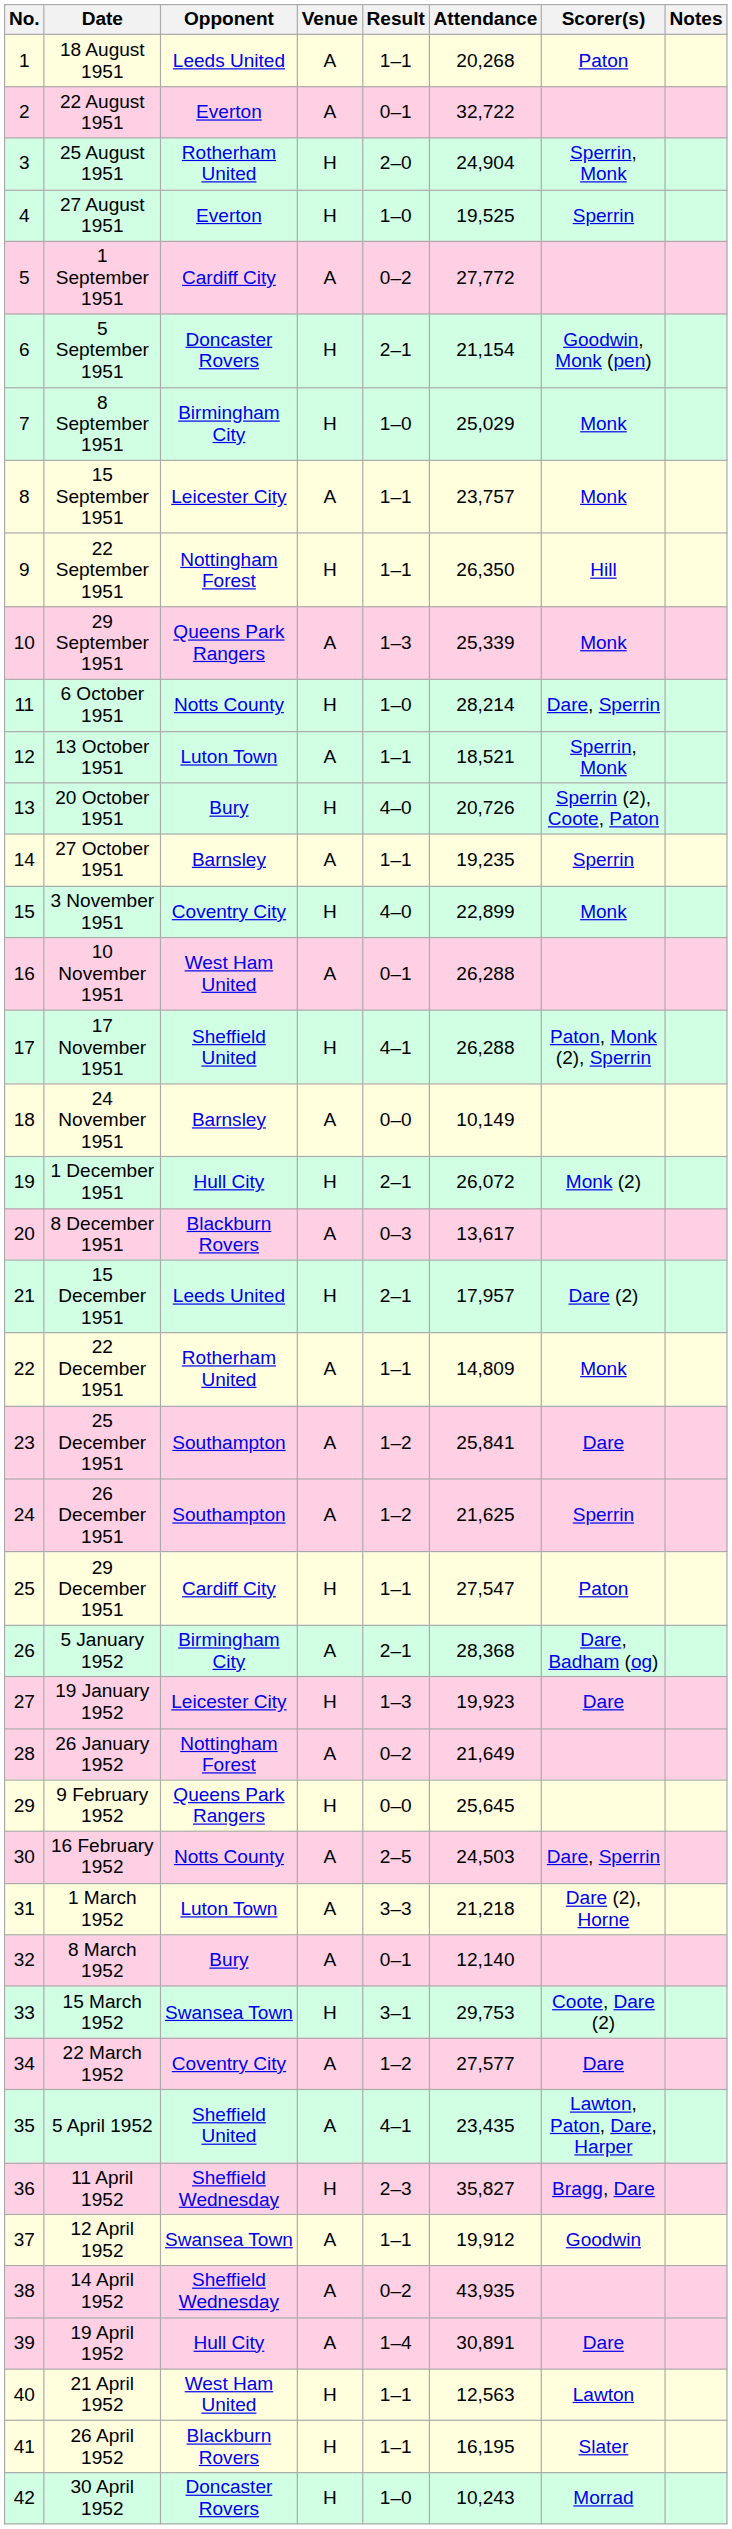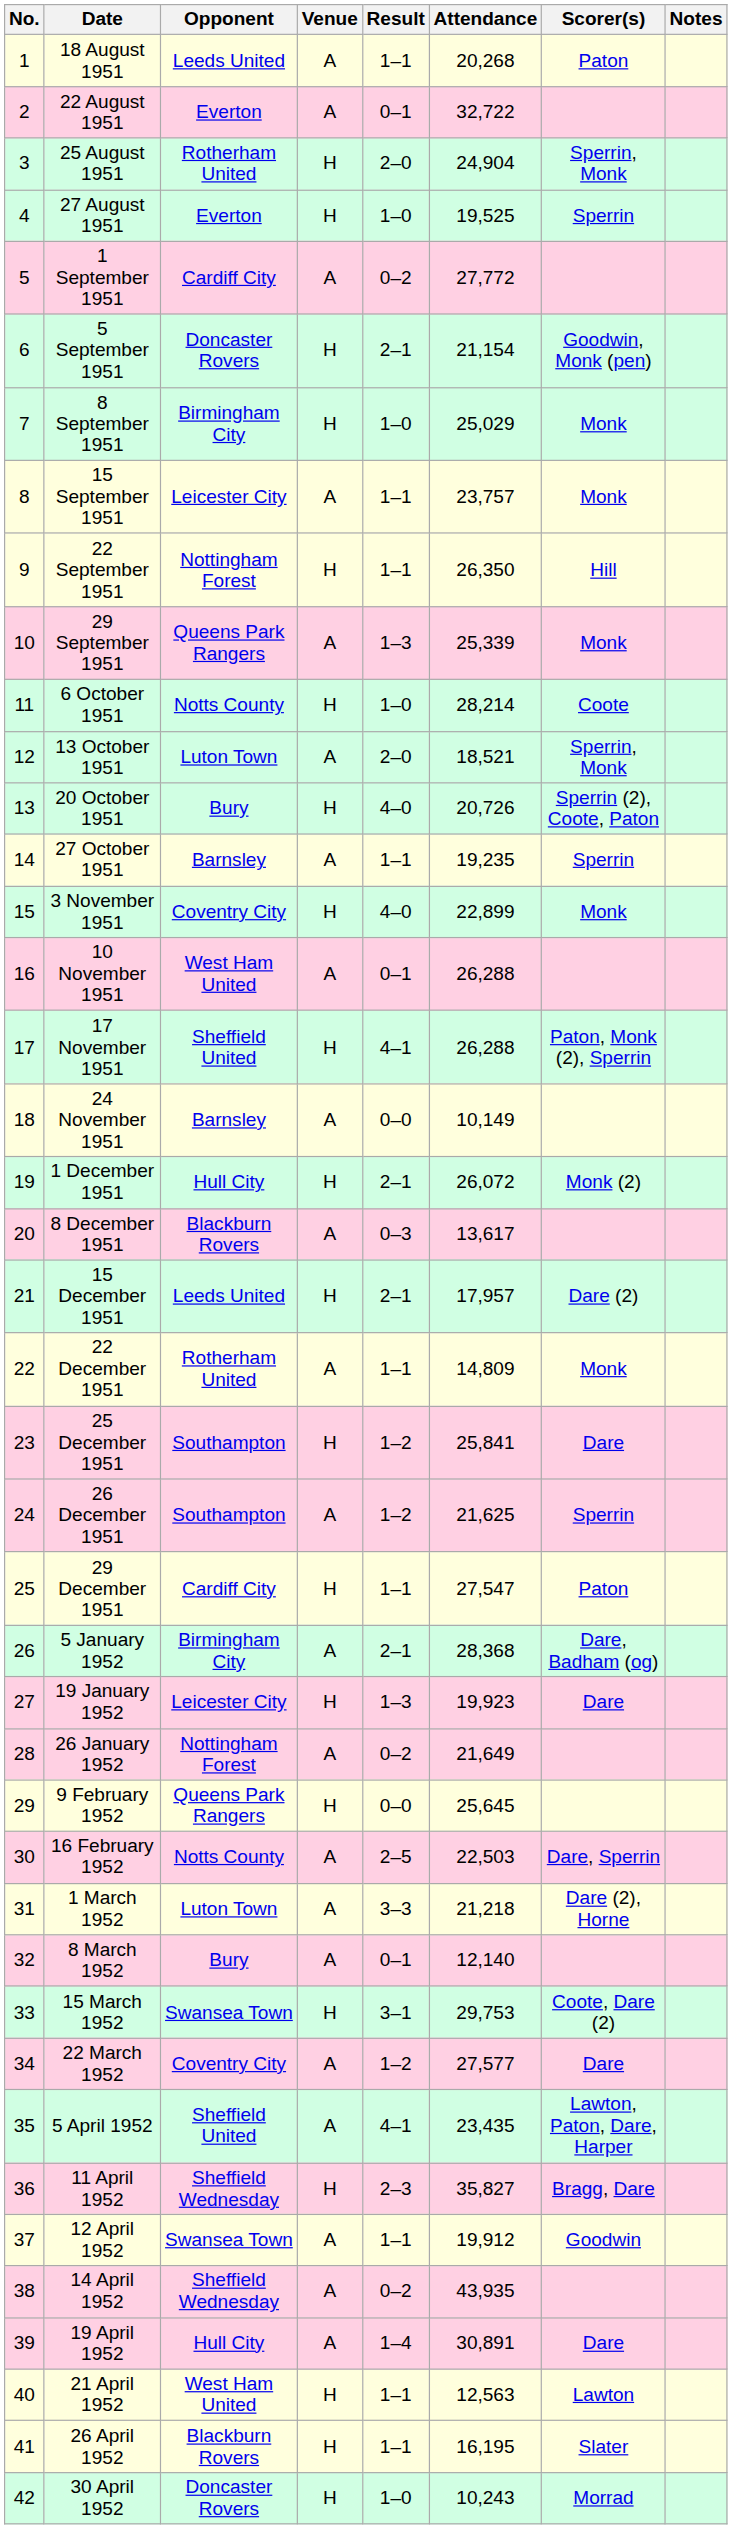(603, 705) Dare, Sperrin -> (603, 705) Coote
(396, 756) 1–1 -> (396, 756) 2–0
(330, 1442) A -> (330, 1442) H
(485, 1857) 24,503 -> (485, 1857) 22,503
